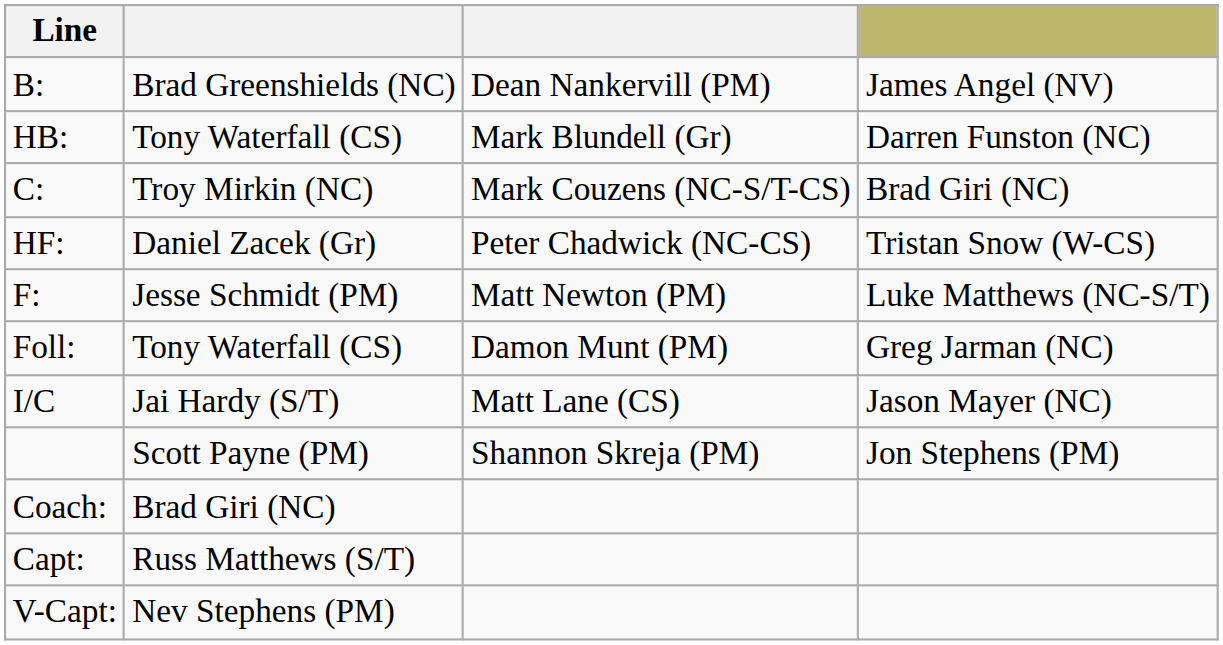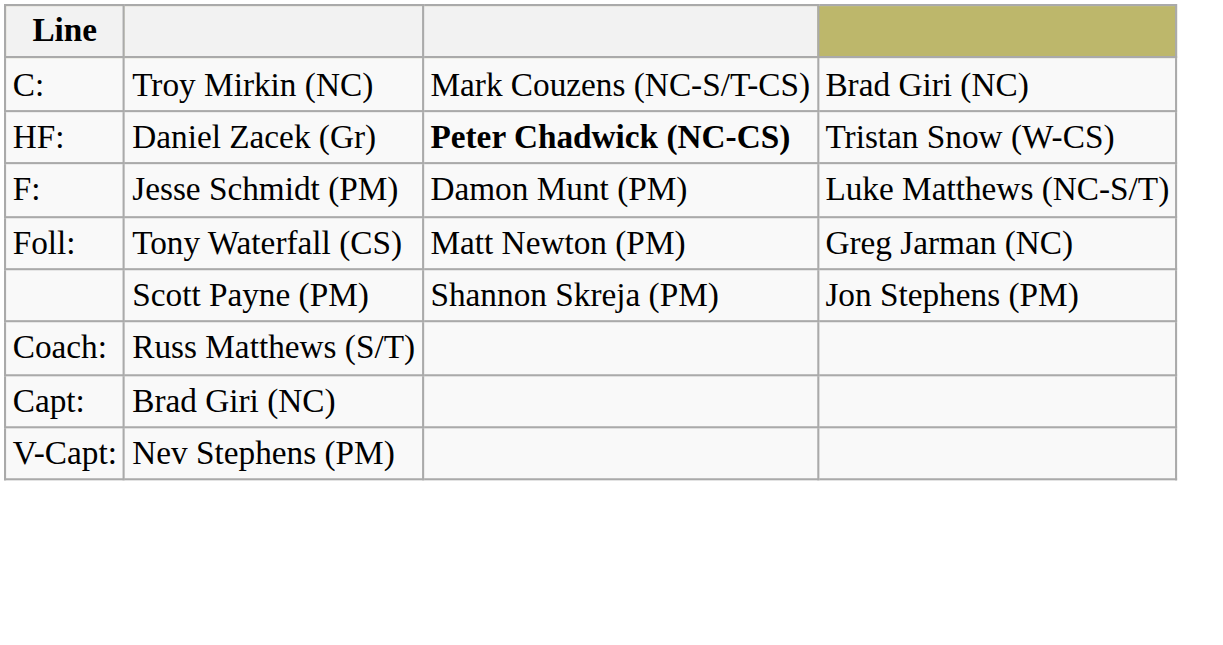- row: (28, 83)
- row: (40, 136)
(641, 242) normal -> (610, 136) bold
(599, 294) Matt Newton (PM) -> (559, 189) Damon Munt (PM)
(600, 347) Damon Munt (PM) -> (558, 242) Matt Newton (PM)
- row: (34, 400)
(234, 505) Brad Giri (NC) -> (274, 347) Russ Matthews (S/T)
(274, 558) Russ Matthews (S/T) -> (234, 400) Brad Giri (NC)
